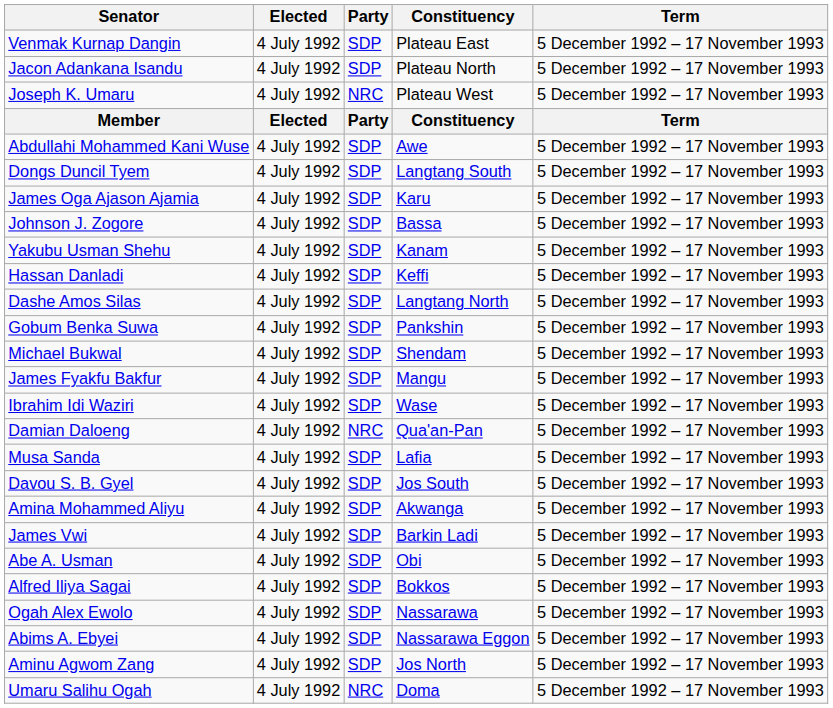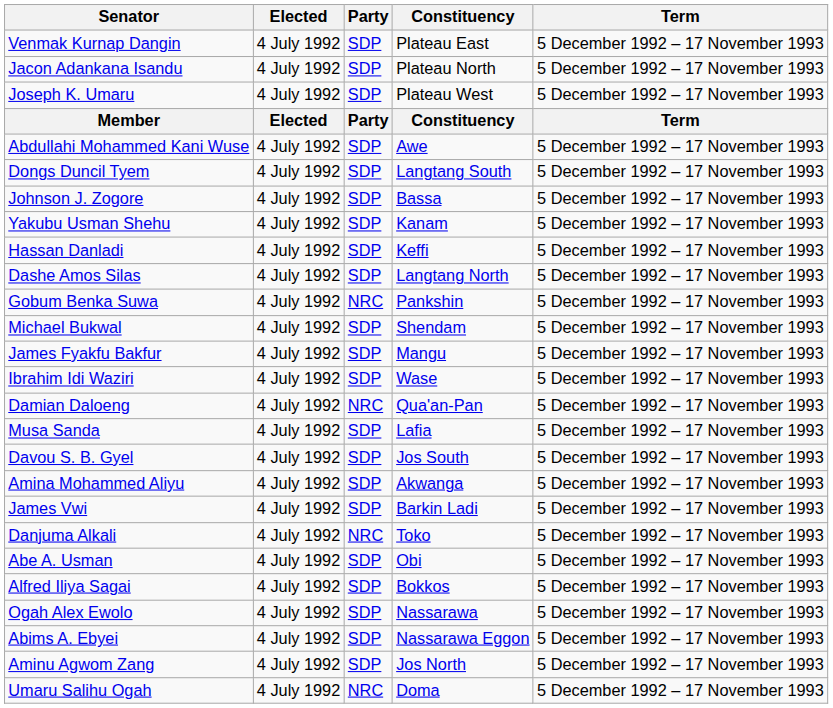(365, 95) NRC -> (365, 95) SDP
- row: (104, 198)
(365, 328) SDP -> (365, 302) NRC
+ row: (62, 535)
